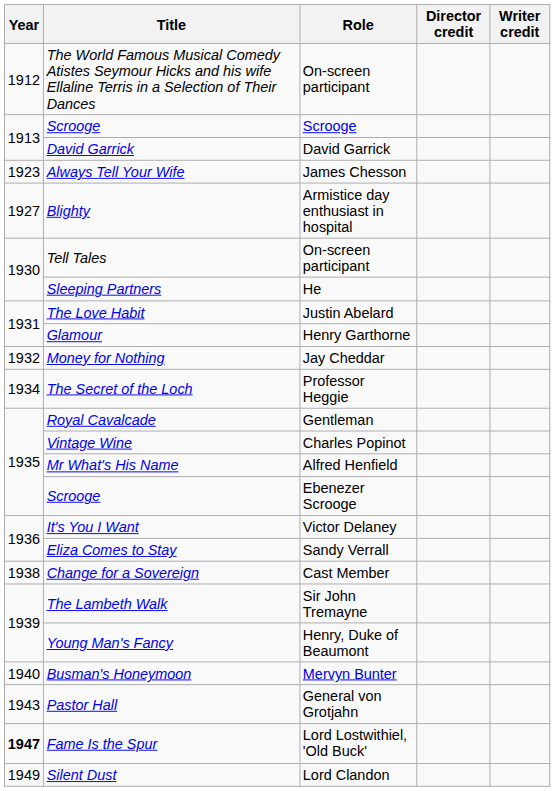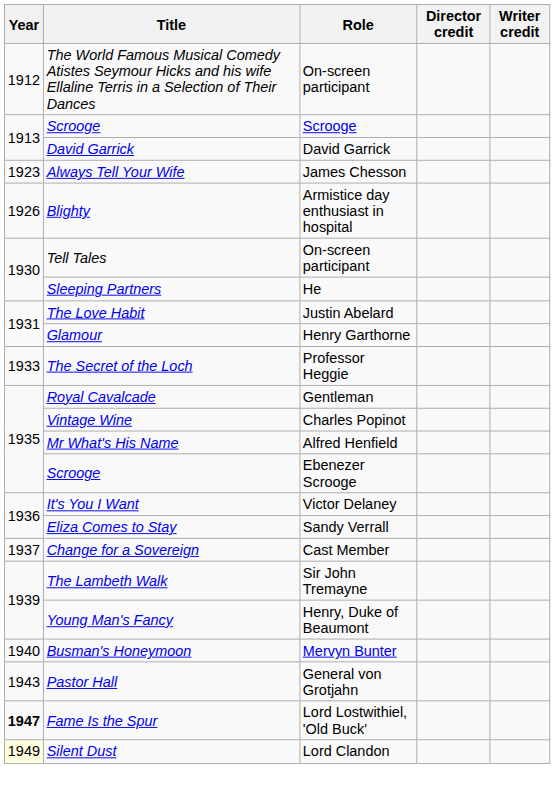(24, 211) 1927 -> (24, 211) 1926
- row: (106, 358)
(24, 389) 1934 -> (24, 366) 1933
(24, 573) 1938 -> (24, 550) 1937
(24, 775) no background -> (24, 752) lightyellow background
